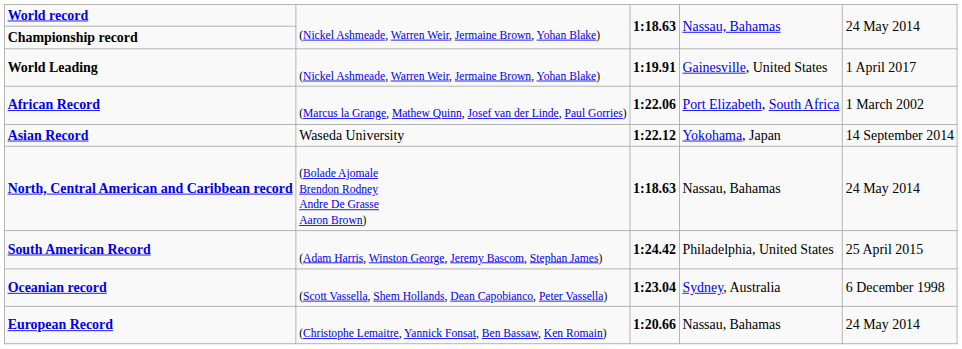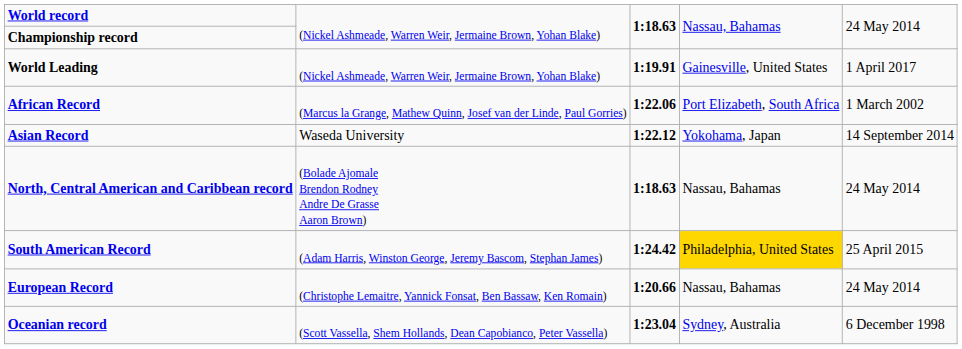(758, 249) no background -> (758, 249) gold background
rows swapped: (60, 325) <-> (57, 287)
